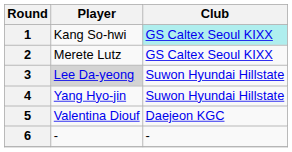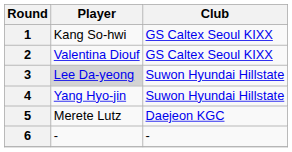(209, 34) paleturquoise background -> (209, 34) no background
(88, 55) Merete Lutz -> (97, 55) Valentina Diouf
(97, 116) Valentina Diouf -> (88, 116) Merete Lutz
